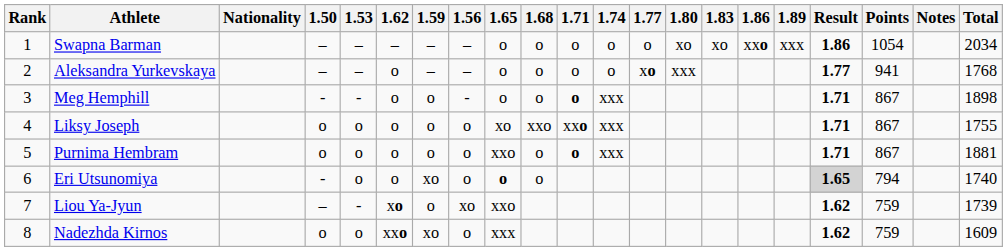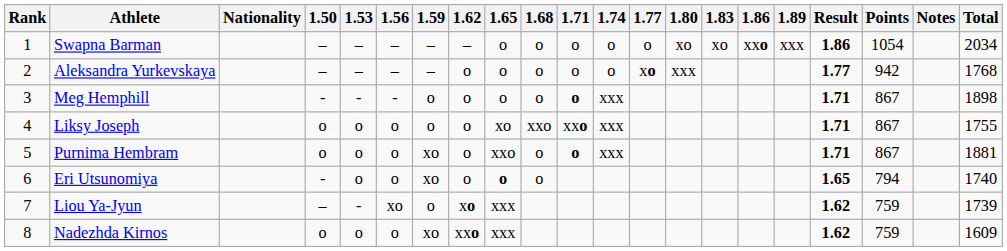columns swapped: (467, 18) <-> (395, 18)
(887, 71) 941 -> (887, 71) 942
(431, 152) o -> (431, 152) xo
(836, 179) lightgrey background -> (836, 179) no background
(503, 206) xxo -> (503, 206) xxx
